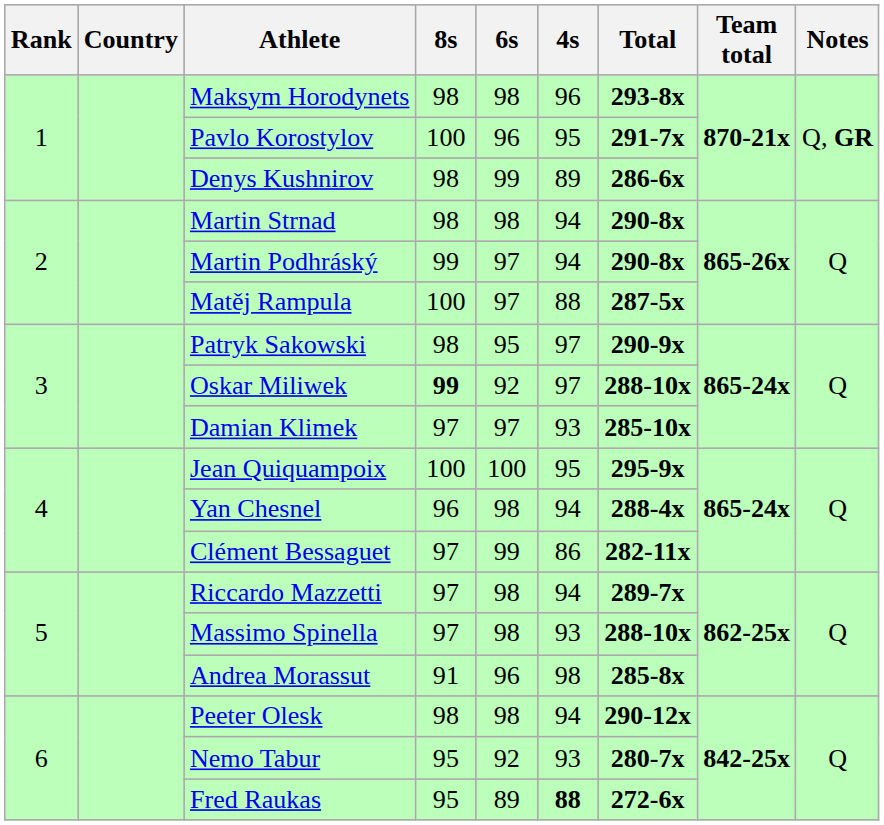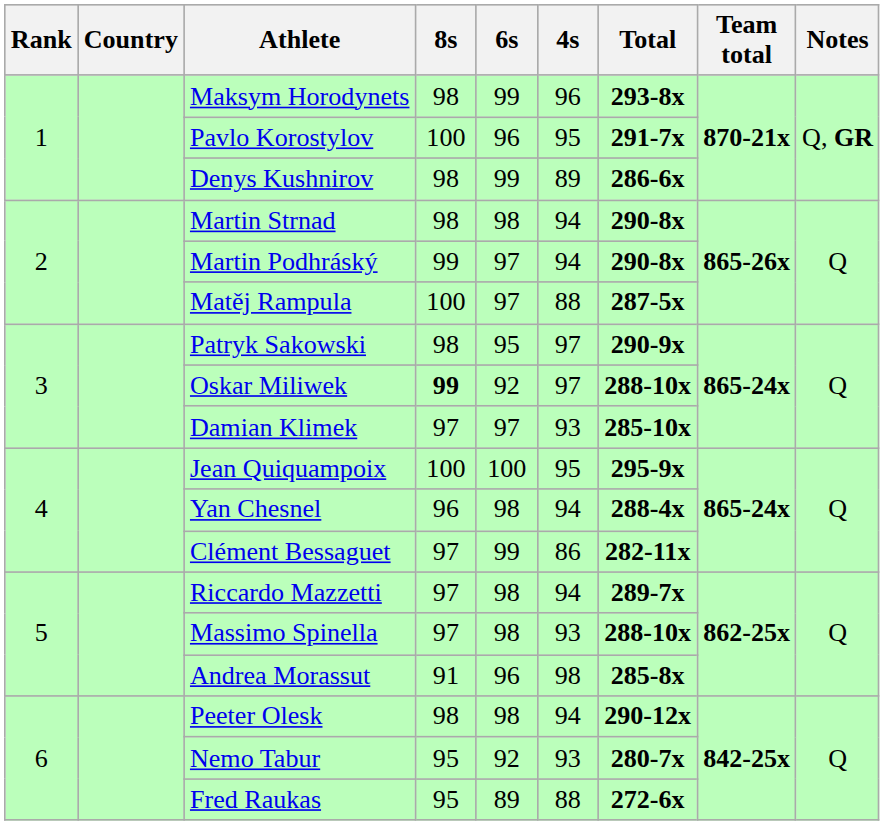(507, 95) 98 -> (507, 95) 99
(568, 799) bold -> (568, 799) normal
